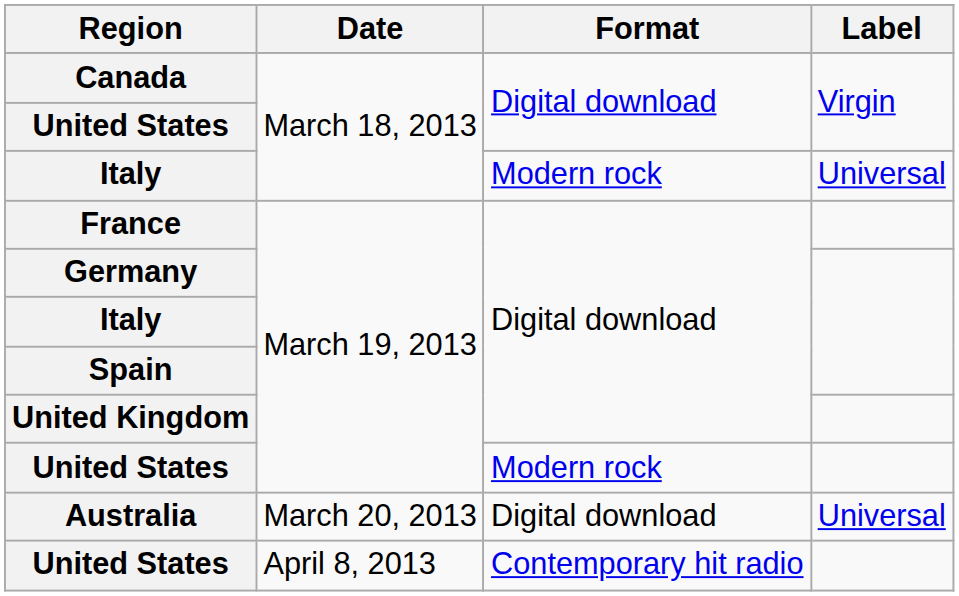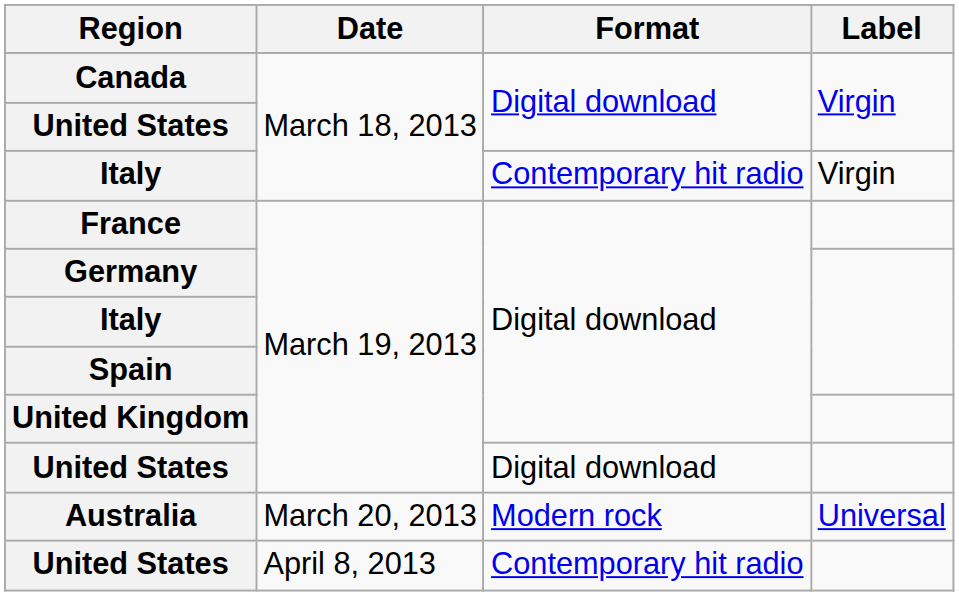(576, 175) Modern rock -> (647, 175) Contemporary hit radio
(882, 175) Universal -> (857, 175) Virgin
(576, 467) Modern rock -> (604, 467) Digital download
(604, 516) Digital download -> (576, 516) Modern rock
